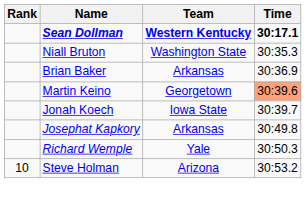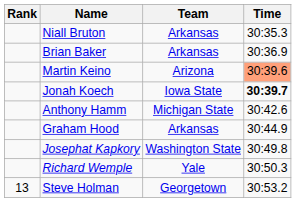- row: (83, 33)
(198, 52) Washington State -> (193, 33) Arkansas
(198, 91) Georgetown -> (193, 71) Arizona
(278, 110) normal -> (267, 91) bold
+ row: (84, 110)
+ row: (81, 129)
(198, 129) Arkansas -> (193, 149) Washington State
(22, 168) 10 -> (22, 187) 13
(198, 168) Arizona -> (193, 187) Georgetown
